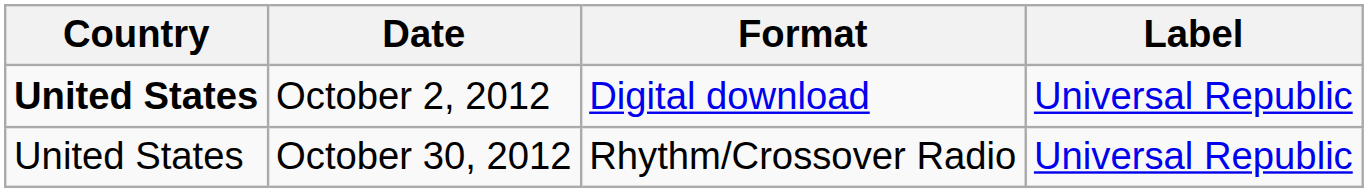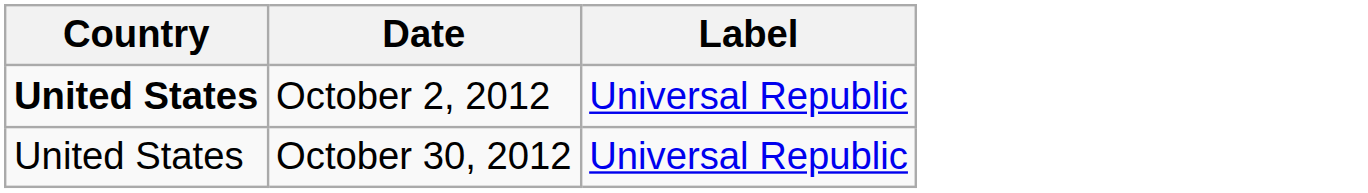- column: (803, 34)
